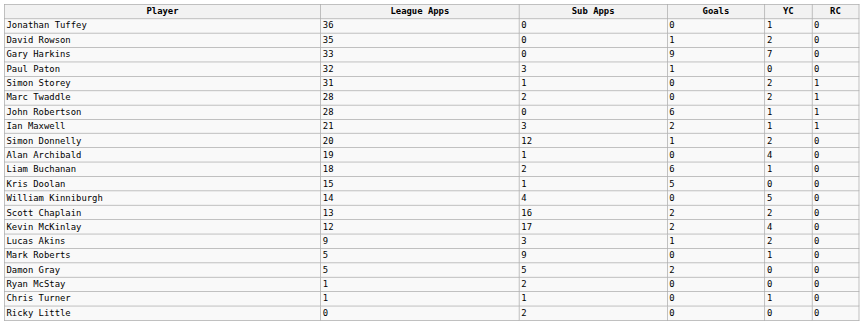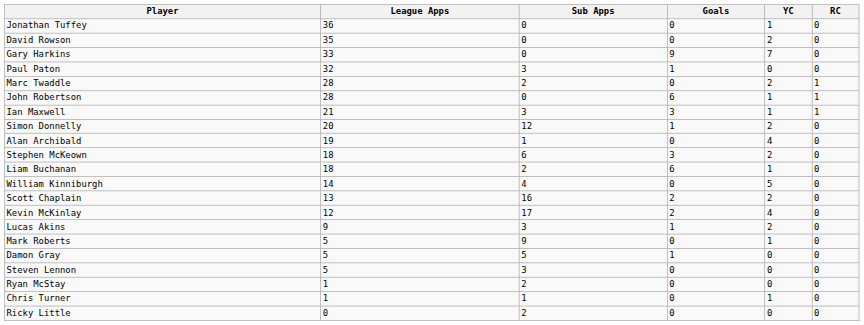(672, 41) 1 -> (672, 41) 0
- row: (39, 84)
(672, 127) 2 -> (672, 112) 3
+ row: (47, 155)
- row: (36, 184)
(672, 270) 2 -> (672, 256) 1
+ row: (41, 270)
